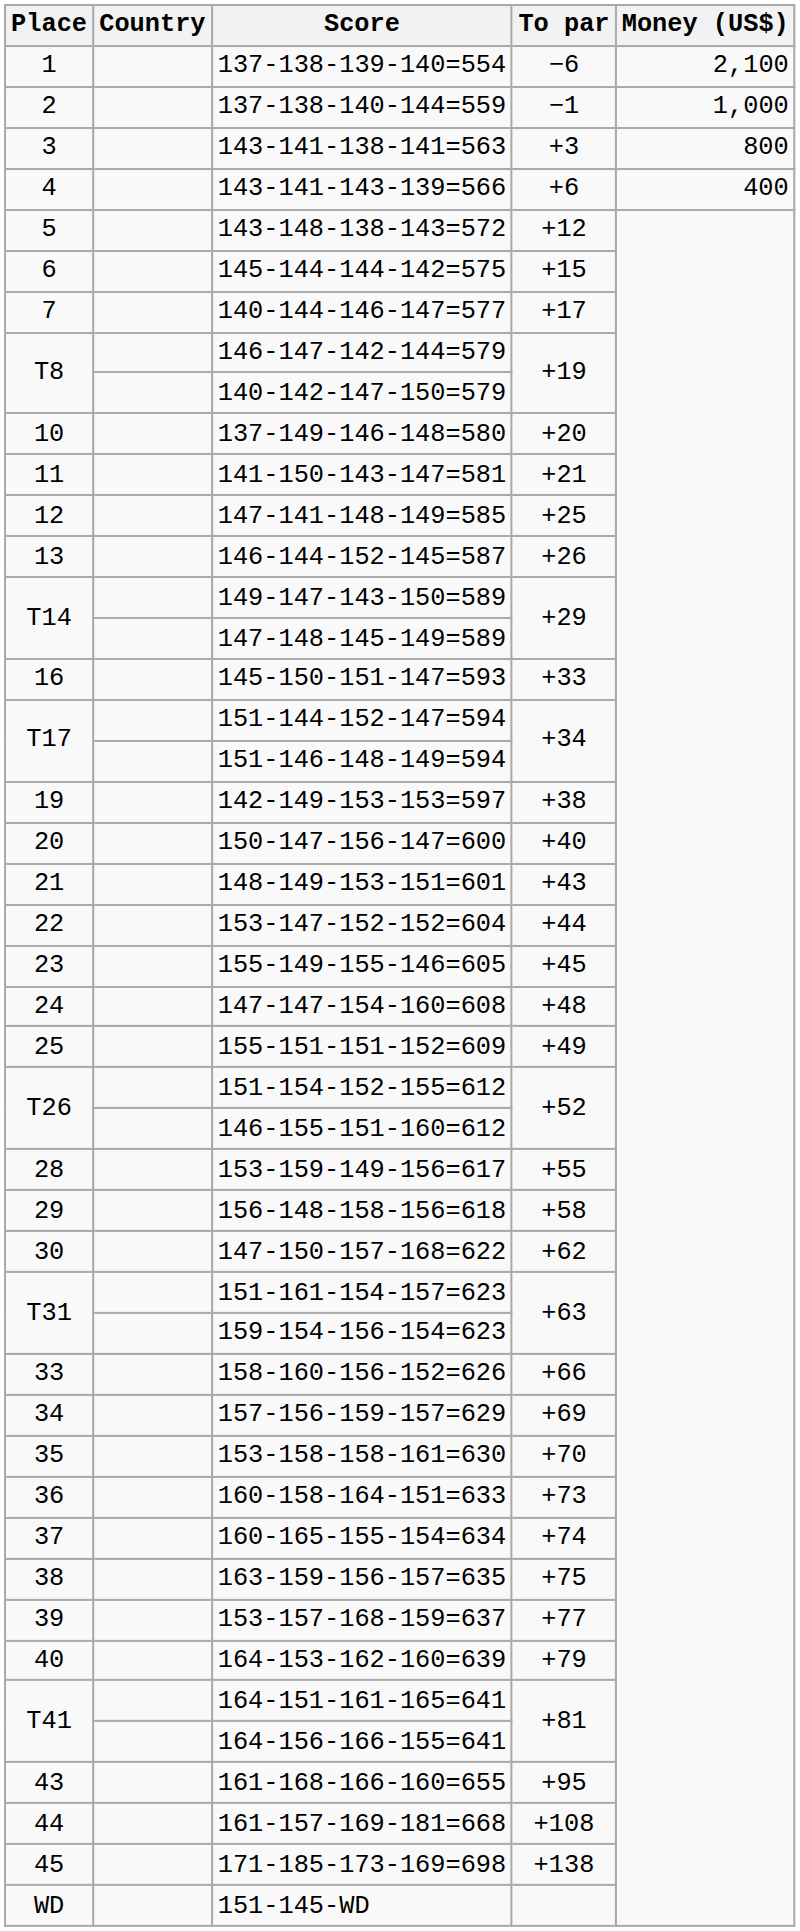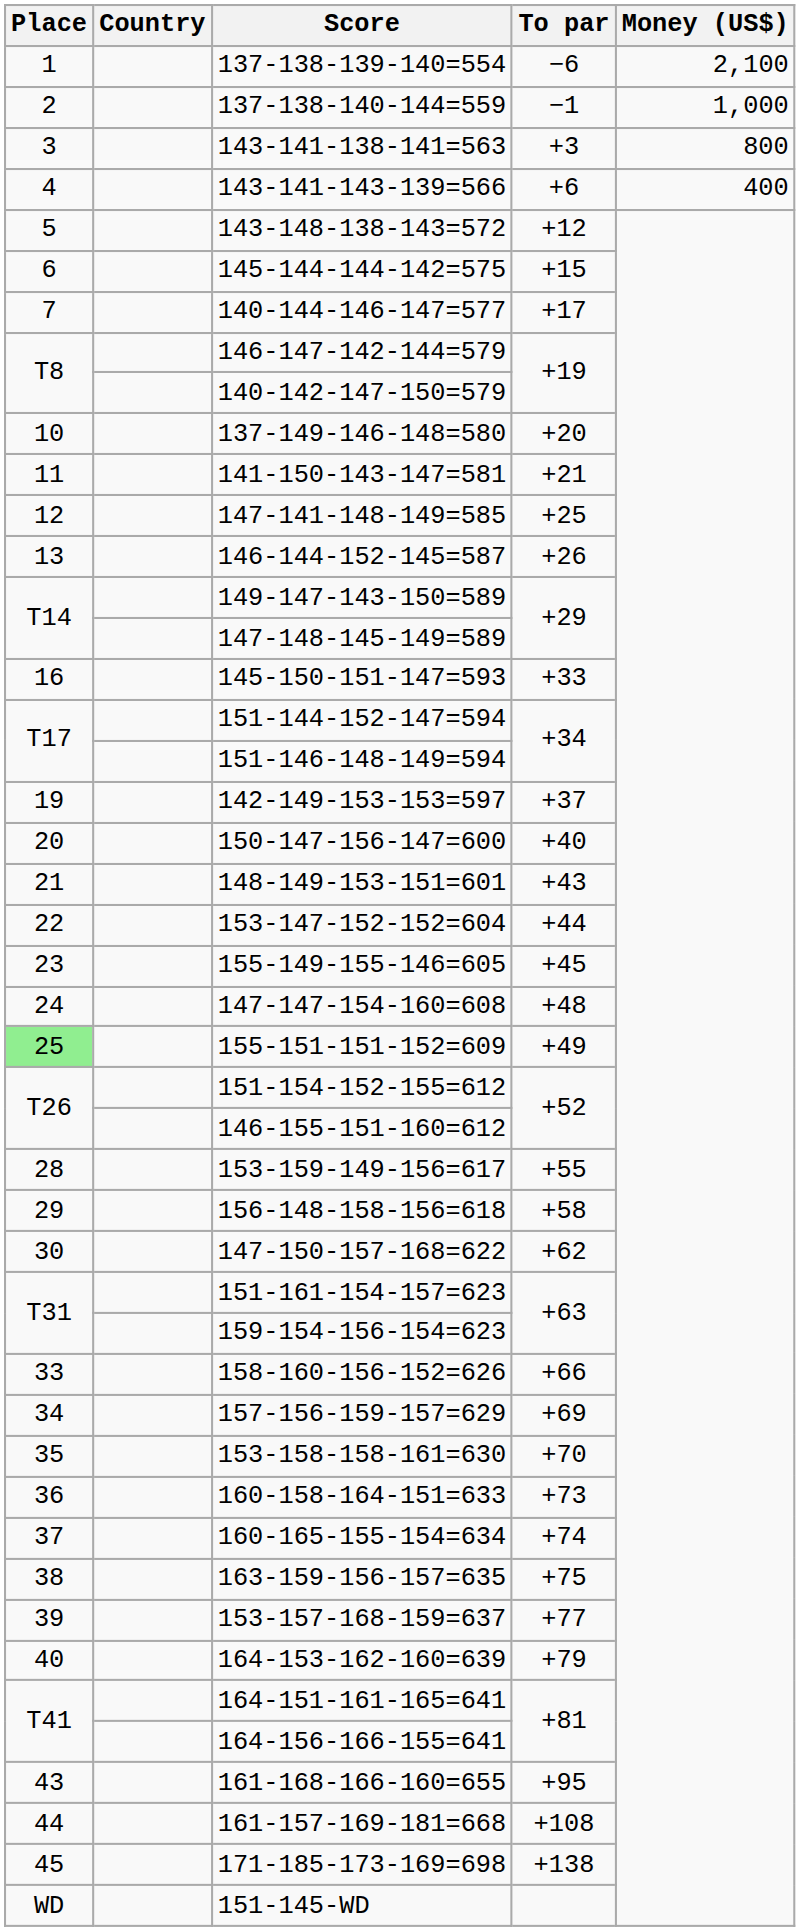(564, 802) +38 -> (564, 802) +37
(49, 1048) no background -> (49, 1048) lightgreen background
